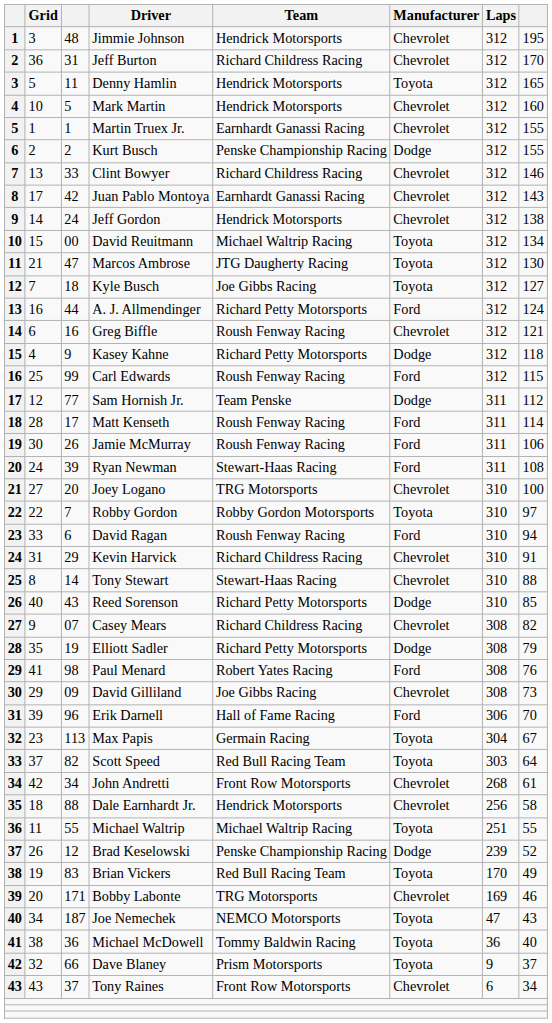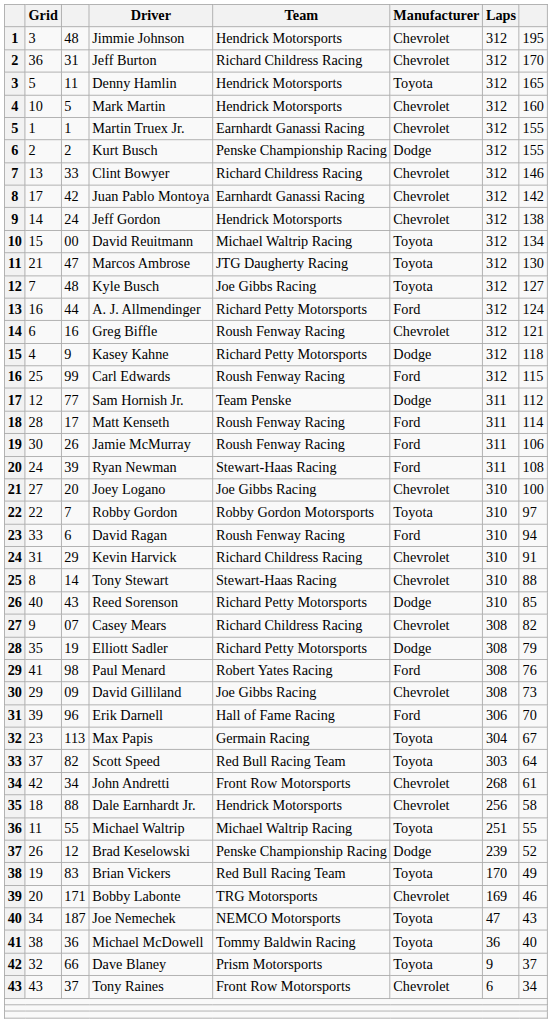(533, 196) 143 -> (533, 196) 142
(71, 286) 18 -> (71, 286) 48
(267, 490) TRG Motorsports -> (266, 490) Joe Gibbs Racing
